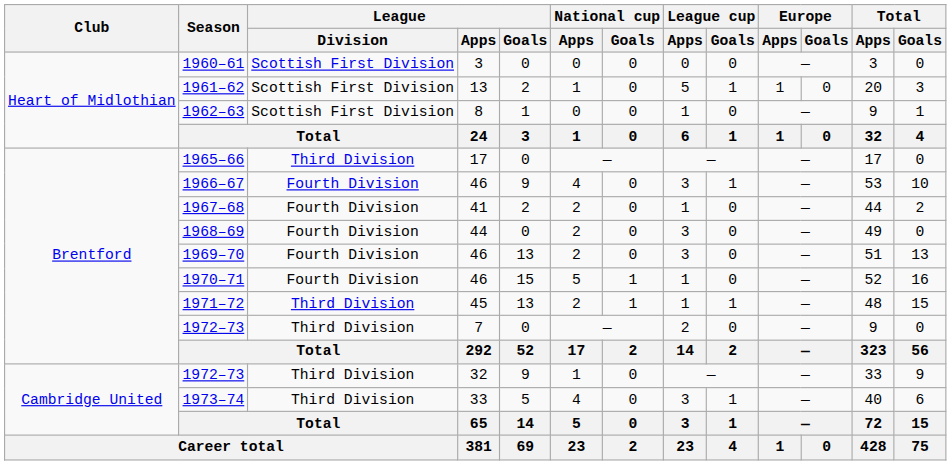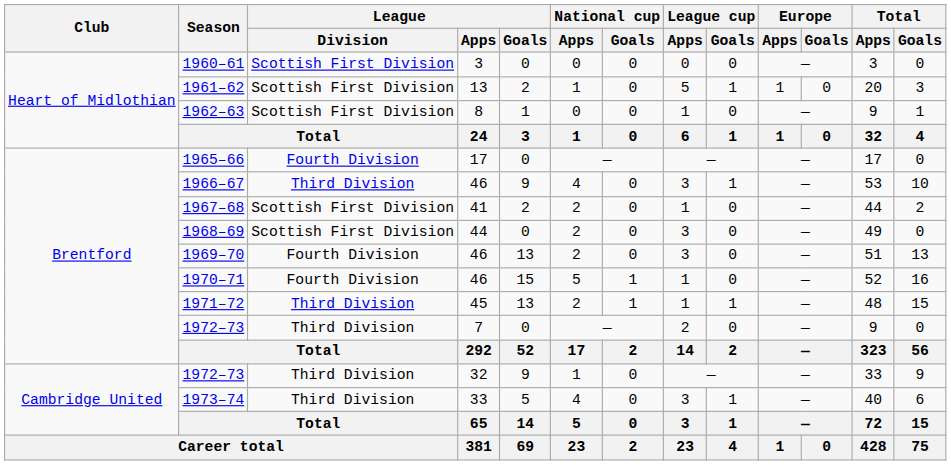(353, 160) Third Division -> (353, 160) Fourth Division
(353, 184) Fourth Division -> (353, 184) Third Division
(353, 208) Fourth Division -> (353, 208) Scottish First Division
(353, 232) Fourth Division -> (353, 232) Scottish First Division
